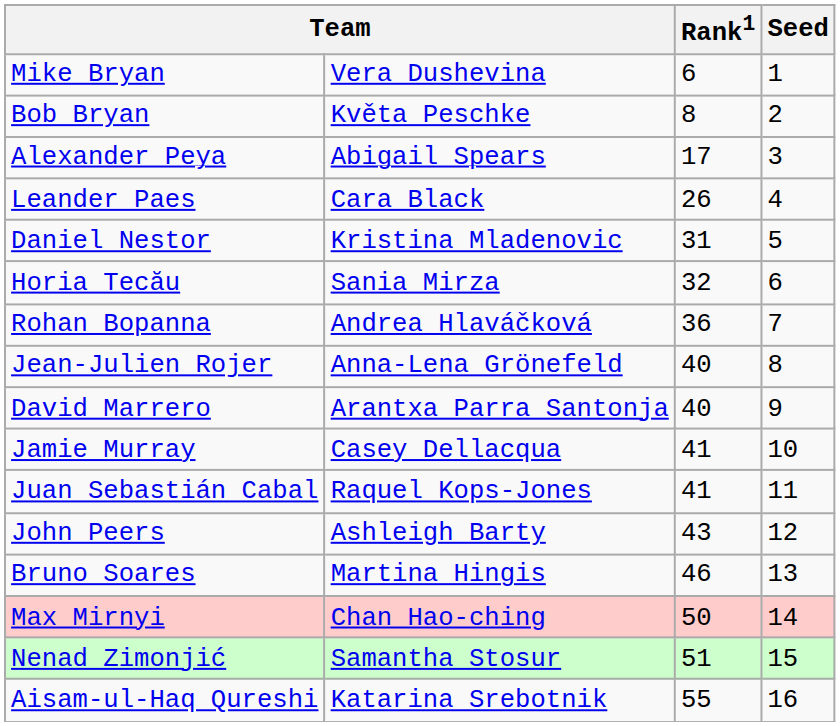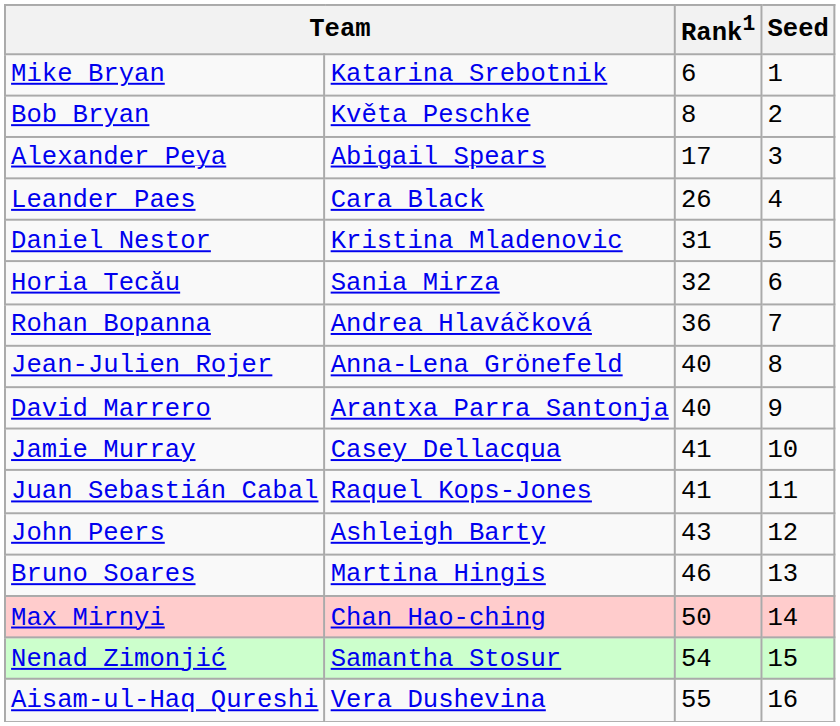(438, 74) Vera Dushevina -> (469, 74) Katarina Srebotnik
(696, 659) 51 -> (696, 659) 54
(469, 700) Katarina Srebotnik -> (438, 700) Vera Dushevina
